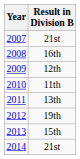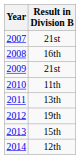(52, 69) 12th -> (52, 69) 21st
(52, 147) 21st -> (52, 147) 12th
